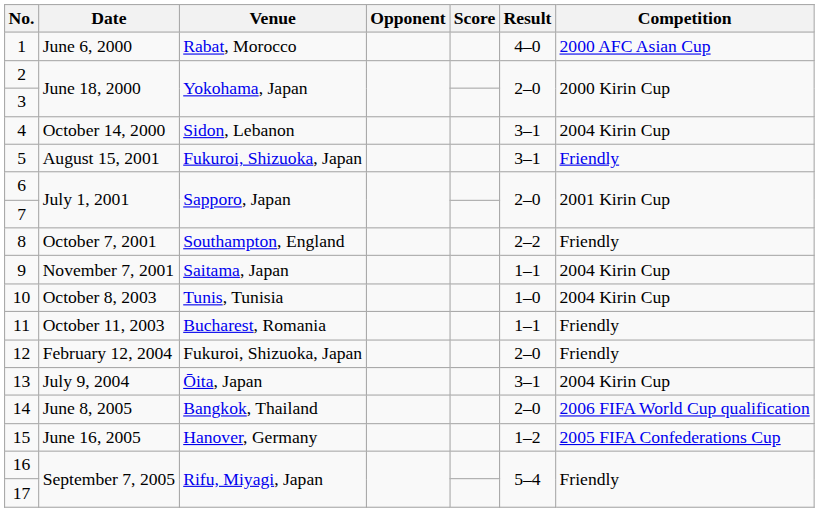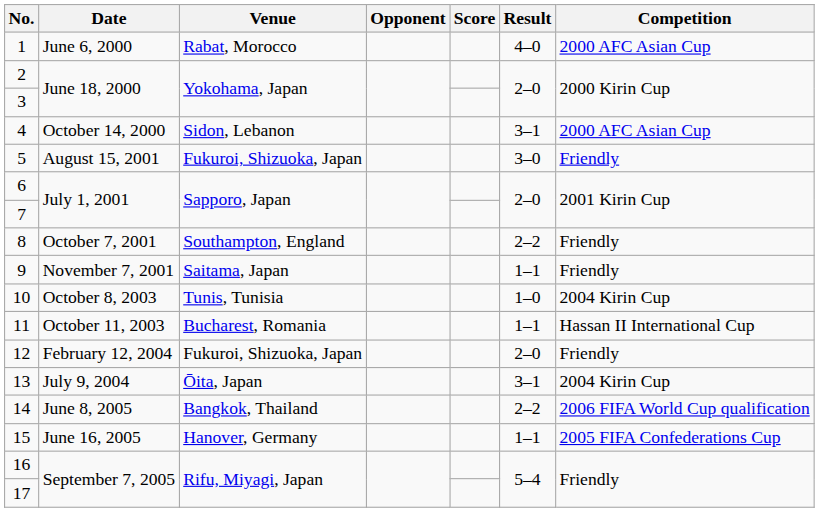(615, 130) 2004 Kirin Cup -> (635, 130) 2000 AFC Asian Cup
(527, 158) 3–1 -> (527, 158) 3–0
(615, 269) 2004 Kirin Cup -> (589, 269) Friendly
(589, 325) Friendly -> (657, 325) Hassan II International Cup
(527, 409) 2–0 -> (527, 409) 2–2
(527, 437) 1–2 -> (527, 437) 1–1
